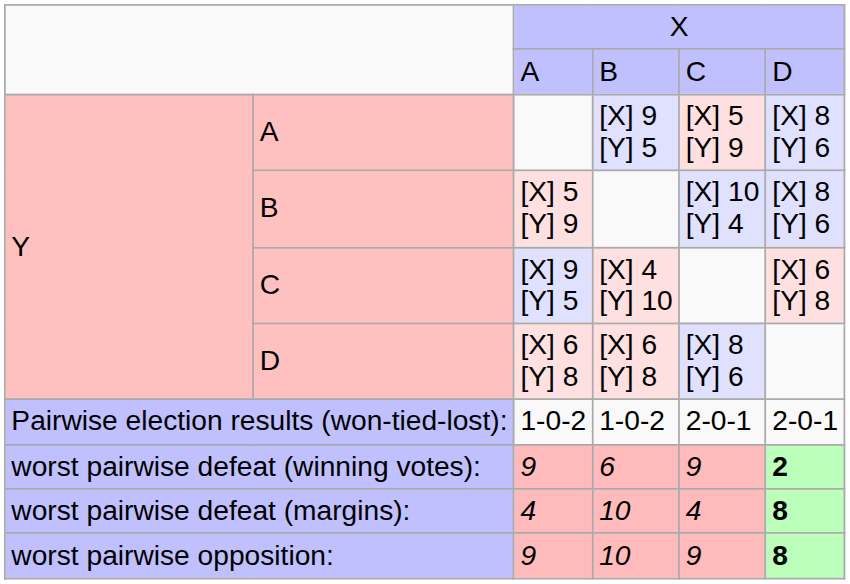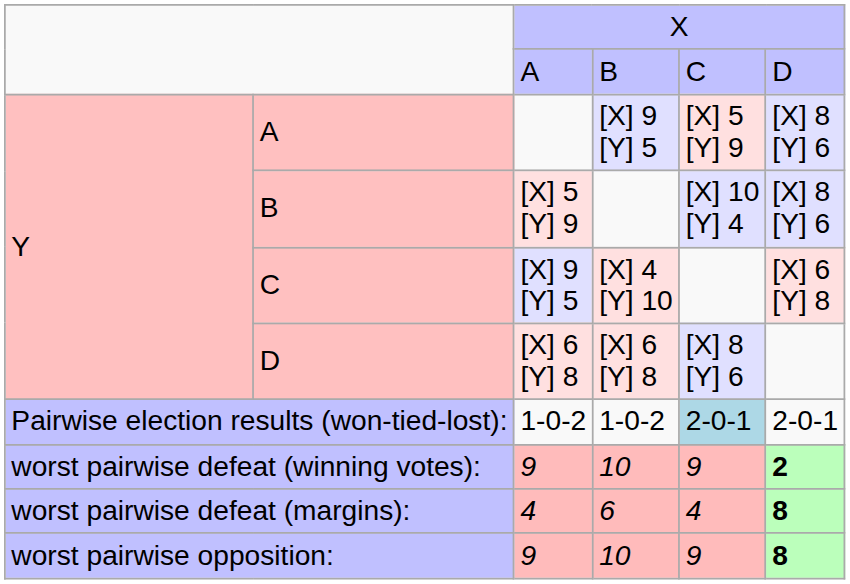(719, 421) no background -> (719, 421) lightblue background
(607, 466) 6 -> (615, 466) 10
(615, 510) 10 -> (607, 510) 6
